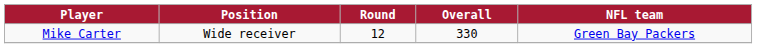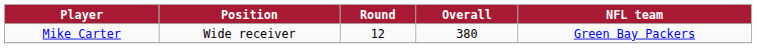(467, 33) 330 -> (467, 33) 380
